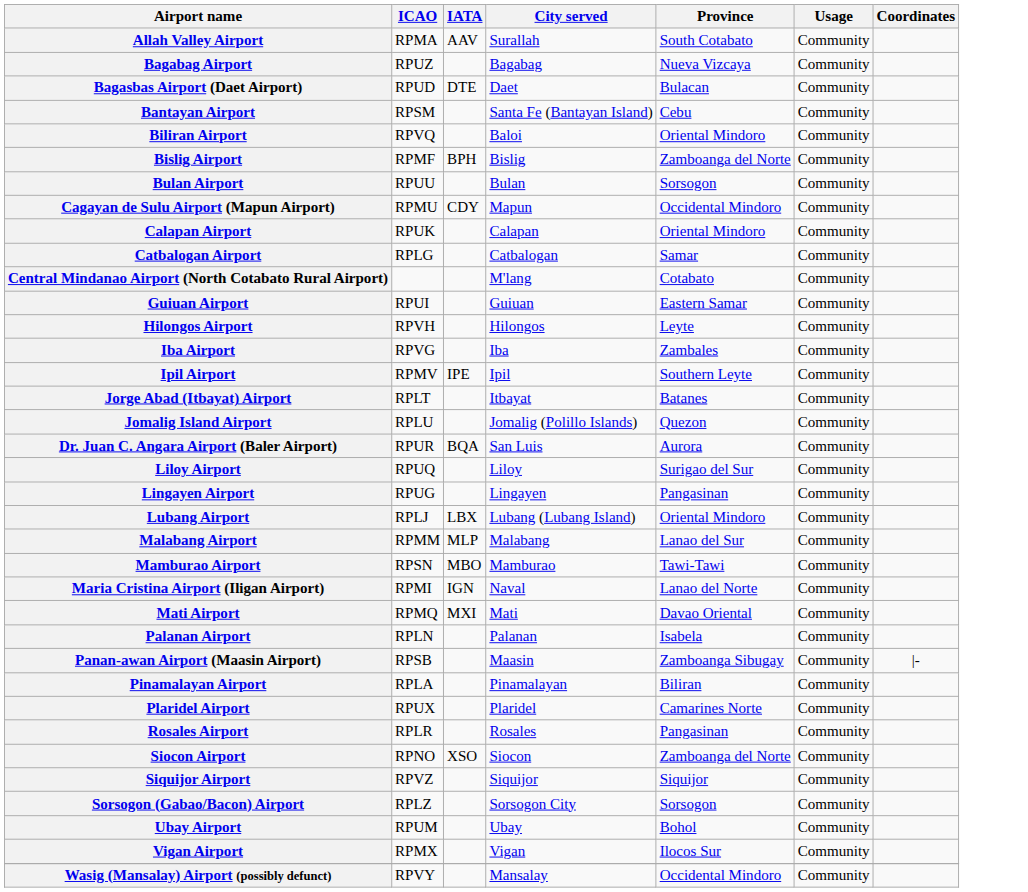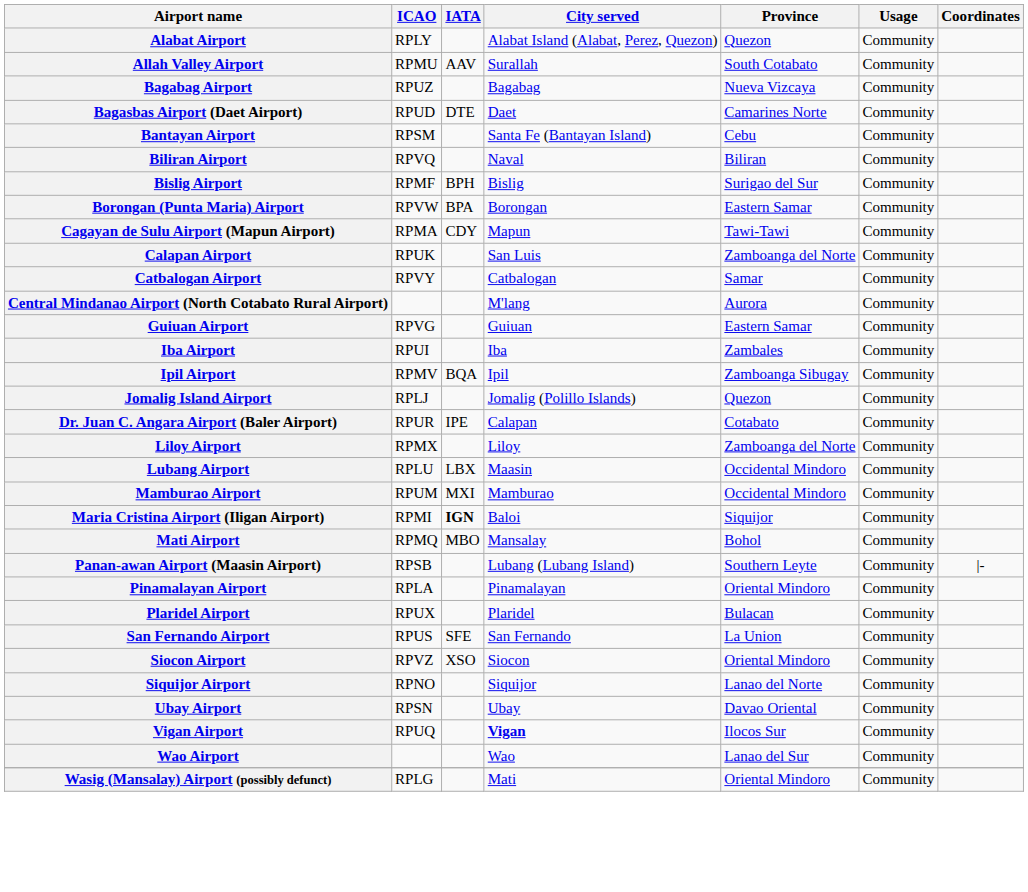+ row: (198, 40)
(416, 40) RPMA -> (416, 64) RPMU
(684, 87) Bulacan -> (776, 111) Camarines Norte
(506, 135) Baloi -> (506, 159) Naval
(713, 135) Oriental Mindoro -> (745, 159) Biliran
(725, 159) Zamboanga del Norte -> (771, 183) Surigao del Sur
+ row: (198, 207)
- row: (198, 183)
(416, 207) RPMU -> (416, 231) RPMA
(720, 207) Occidental Mindoro -> (757, 231) Tawi-Tawi
(514, 231) Calapan -> (514, 254) San Luis
(713, 231) Oriental Mindoro -> (790, 254) Zamboanga del Norte
(414, 254) RPLG -> (415, 278) RPVY
(687, 278) Cotabato -> (746, 302) Aurora
(412, 302) RPUI -> (415, 326) RPVG
- row: (198, 326)
(415, 350) RPVG -> (412, 350) RPUI
(458, 374) IPE -> (461, 374) BQA
(706, 374) Southern Leyte -> (786, 374) Zamboanga Sibugay
- row: (198, 398)
(414, 421) RPLU -> (412, 398) RPLJ
(463, 445) BQA -> (457, 421) IPE
(516, 445) San Luis -> (512, 421) Calapan
(681, 445) Aurora -> (752, 421) Cotabato
(415, 469) RPUQ -> (416, 445) RPMX
(706, 469) Surigao del Sur -> (790, 445) Zamboanga del Norte
- row: (198, 493)
(412, 517) RPLJ -> (414, 469) RPLU
(563, 517) Lubang (Lubang Island) -> (510, 469) Maasin
(713, 517) Oriental Mindoro -> (785, 469) Occidental Mindoro
- row: (198, 541)
(414, 565) RPSN -> (416, 493) RPUM
(464, 565) MBO -> (460, 493) MXI
(692, 565) Tawi-Tawi -> (785, 493) Occidental Mindoro
(460, 588) normal -> (460, 517) bold
(507, 588) Naval -> (504, 517) Baloi
(709, 588) Lanao del Norte -> (749, 517) Siquijor
(462, 612) MXI -> (463, 541) MBO
(504, 612) Mati -> (517, 541) Mansalay
(706, 612) Davao Oriental -> (743, 541) Bohol
- row: (198, 636)
(512, 660) Maasin -> (561, 565) Lubang (Lubang Island)
(722, 660) Zamboanga Sibugay -> (771, 565) Southern Leyte
(681, 684) Biliran -> (777, 588) Oriental Mindoro
(711, 708) Camarines Norte -> (749, 612) Bulacan
- row: (198, 732)
+ row: (198, 636)
(415, 755) RPNO -> (414, 660) RPVZ
(725, 755) Zamboanga del Norte -> (777, 660) Oriental Mindoro
(414, 779) RPVZ -> (415, 684) RPNO
(684, 779) Siquijor -> (773, 684) Lanao del Norte
- row: (198, 803)
(416, 827) RPUM -> (414, 708) RPSN
(678, 827) Bohol -> (771, 708) Davao Oriental
(416, 851) RPMX -> (415, 732) RPUQ
(507, 851) normal -> (507, 732) bold
+ row: (198, 755)
(415, 875) RPVY -> (414, 779) RPLG
(519, 875) Mansalay -> (502, 779) Mati
(720, 875) Occidental Mindoro -> (777, 779) Oriental Mindoro
